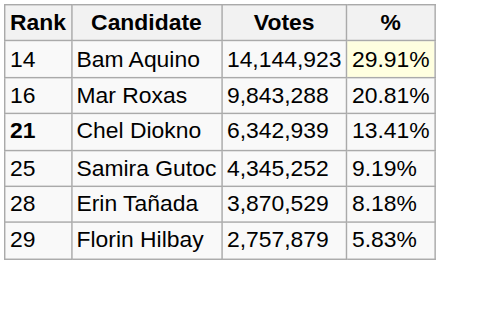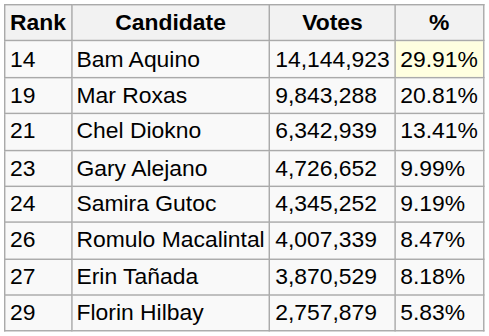(23, 95) 16 -> (23, 95) 19
(23, 131) bold -> (23, 131) normal
+ row: (142, 167)
(23, 167) 25 -> (23, 204) 24
+ row: (171, 240)
(23, 204) 28 -> (23, 276) 27
